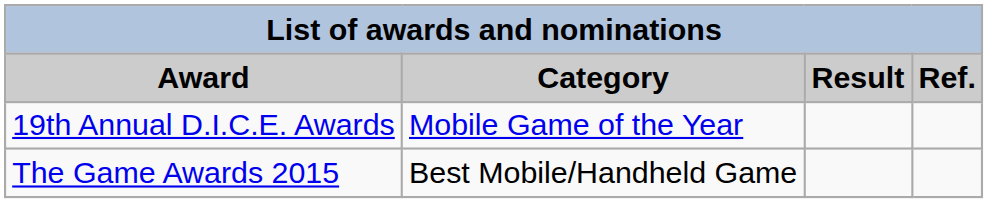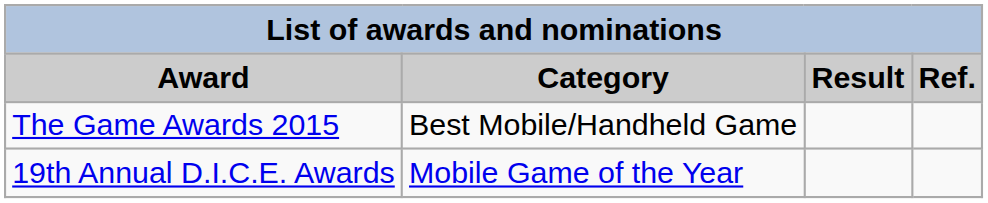rows swapped: (176, 173) <-> (203, 125)
